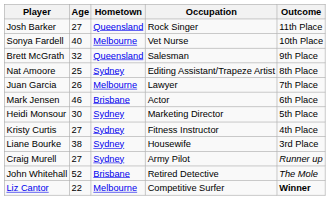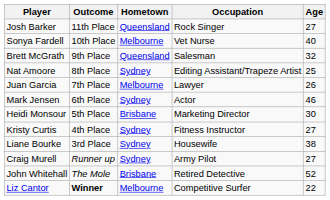columns swapped: (80, 12) <-> (301, 12)
(112, 100) Brisbane -> (135, 100) Sydney
(109, 115) Sydney -> (138, 115) Brisbane
